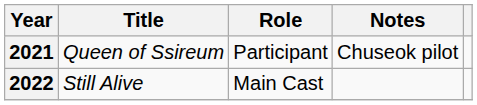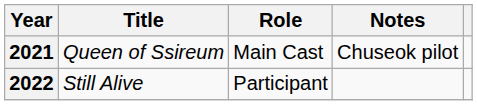(281, 52) Participant -> (278, 52) Main Cast
(278, 83) Main Cast -> (281, 83) Participant
